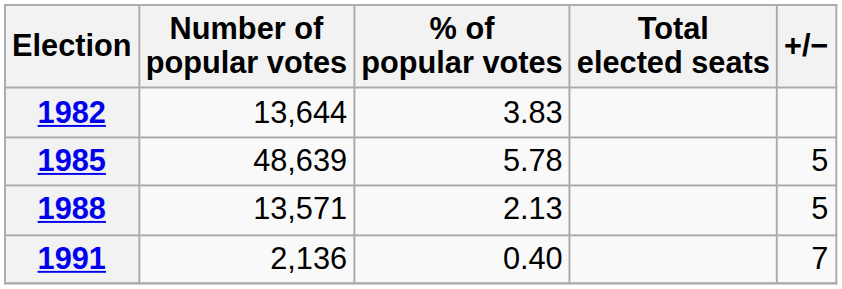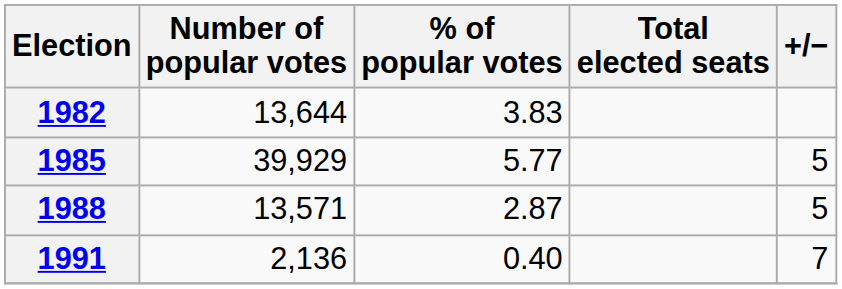(300, 160) 48,639 -> (300, 160) 39,929
(533, 160) 5.78 -> (533, 160) 5.77
(533, 209) 2.13 -> (533, 209) 2.87
